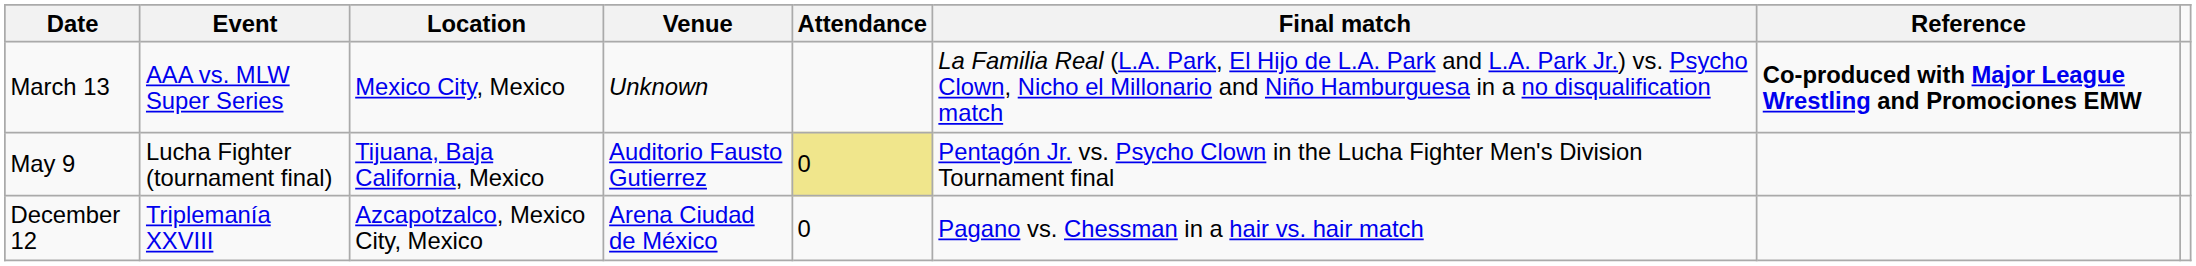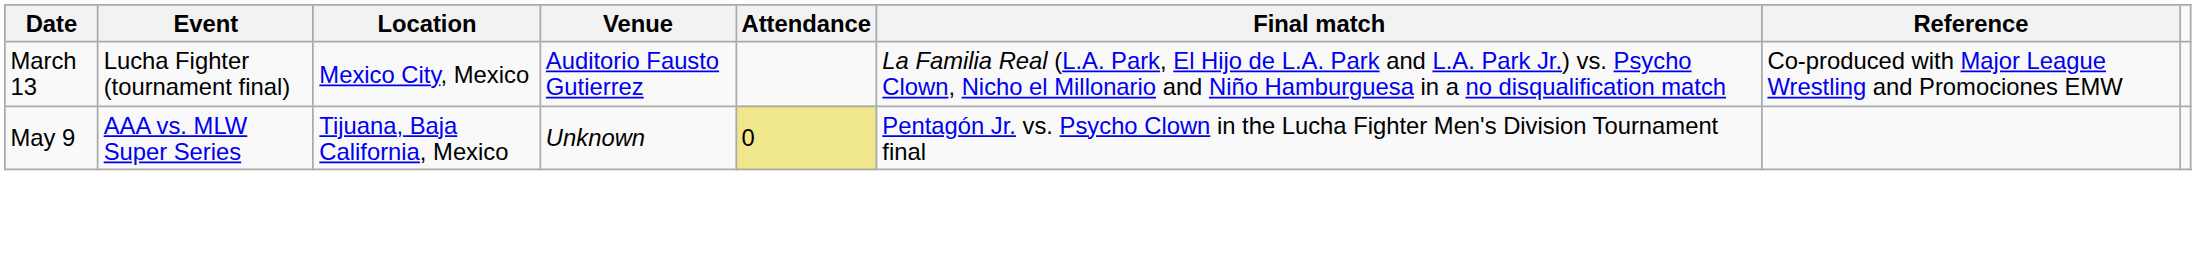(218, 87) AAA vs. MLW Super Series -> (197, 74) Lucha Fighter (tournament final)
(659, 87) Unknown -> (632, 74) Auditorio Fausto Gutierrez
(1952, 87) bold -> (1945, 74) normal
(239, 164) Lucha Fighter (tournament final) -> (176, 138) AAA vs. MLW Super Series
(696, 164) Auditorio Fausto Gutierrez -> (595, 138) Unknown
- row: (65, 228)
